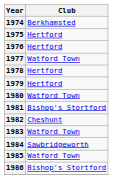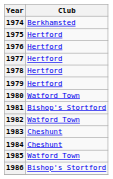(54, 59) Watford Town -> (45, 59) Hertford
(45, 120) Cheshunt -> (54, 120) Watford Town
(54, 132) Watford Town -> (45, 132) Cheshunt
(58, 144) Sawbridgeworth -> (45, 144) Cheshunt
